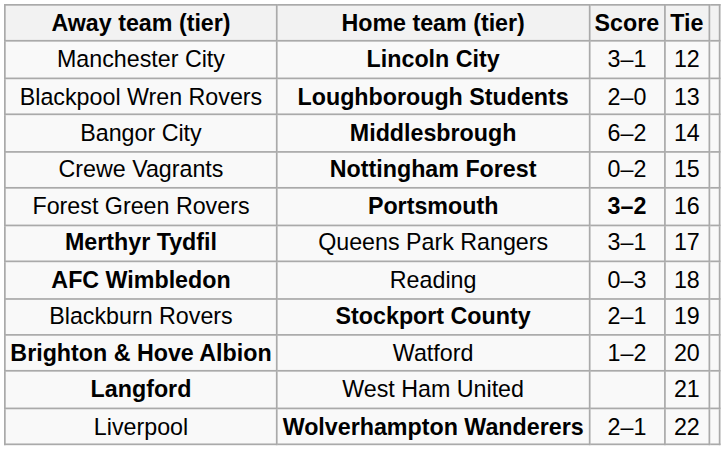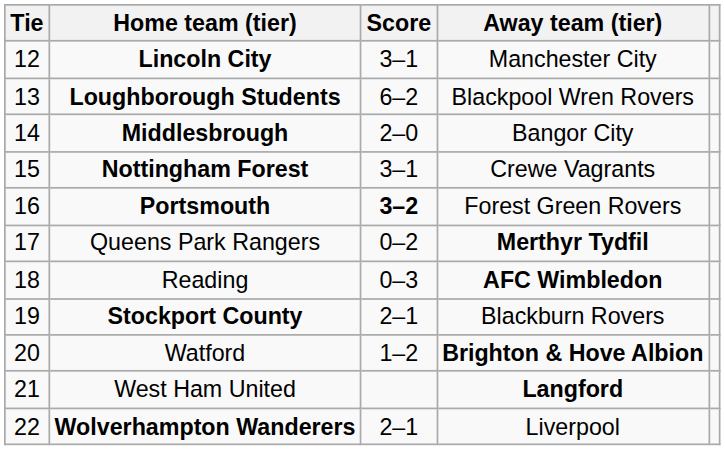columns swapped: (687, 23) <-> (141, 23)
(627, 96) 2–0 -> (399, 96) 6–2
(627, 133) 6–2 -> (399, 133) 2–0
(627, 169) 0–2 -> (399, 169) 3–1
(627, 243) 3–1 -> (399, 243) 0–2
